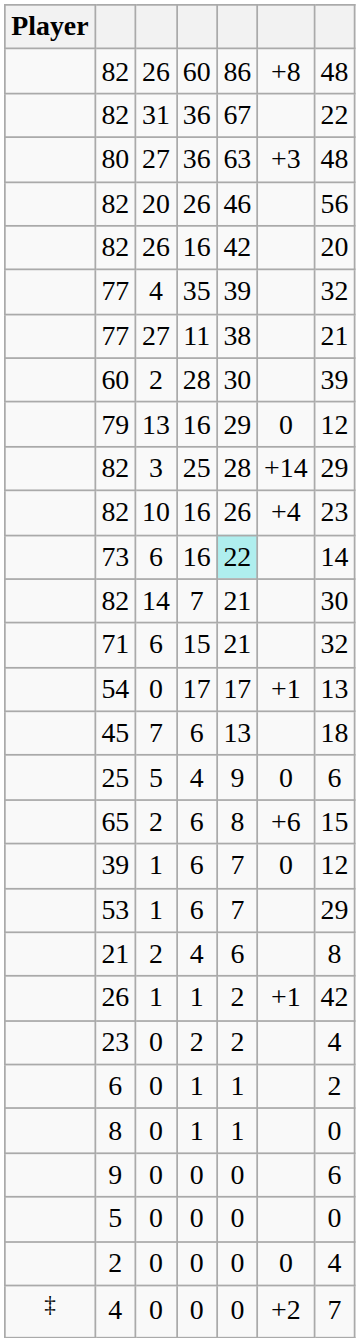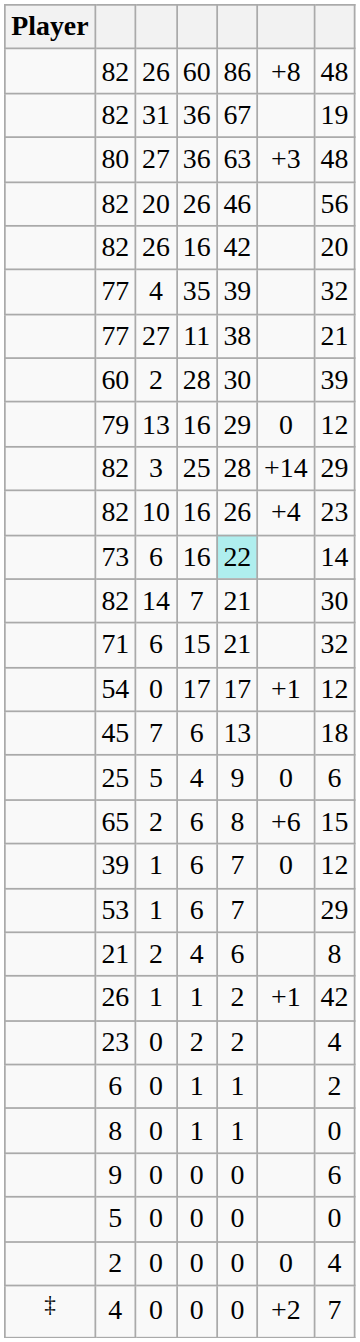(334, 114) 22 -> (334, 114) 19
(334, 688) 13 -> (334, 688) 12
